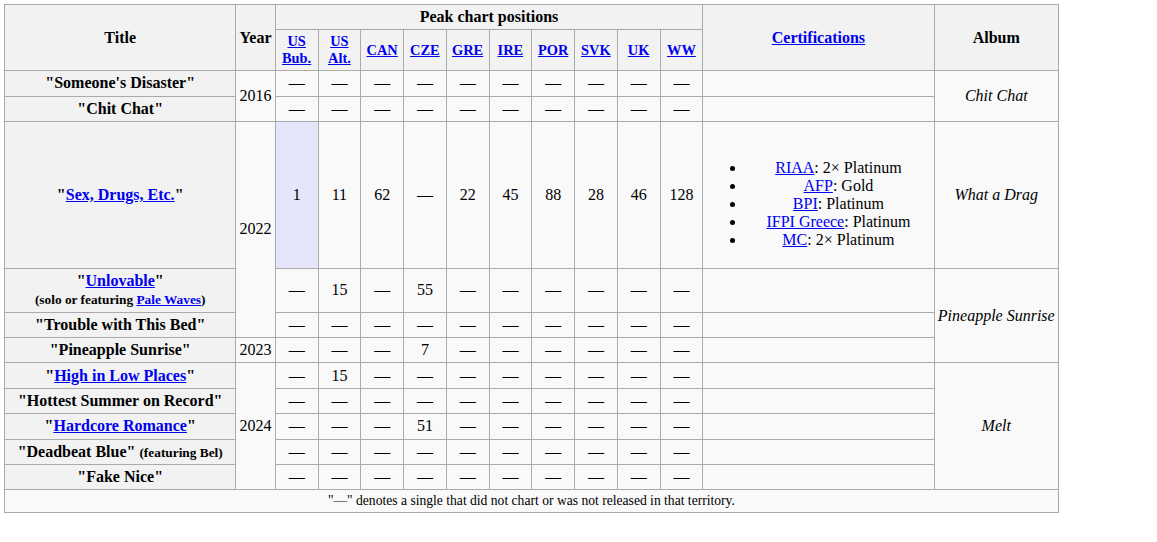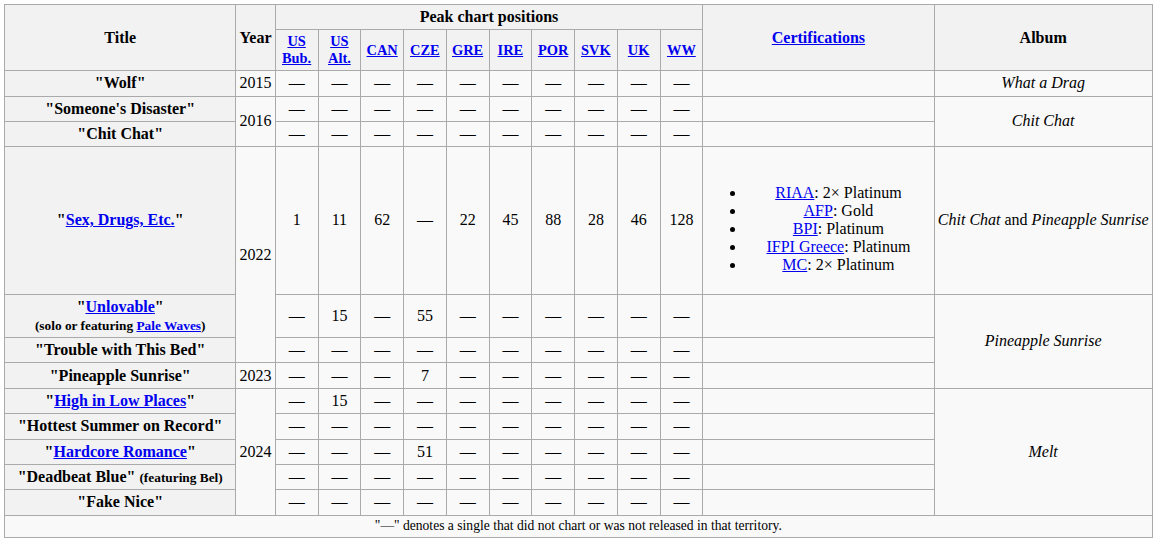+ row: (120, 83)
(297, 195) lavender background -> (297, 220) no background
(996, 195) What a Drag -> (1043, 220) Chit Chat and Pineapple Sunrise
